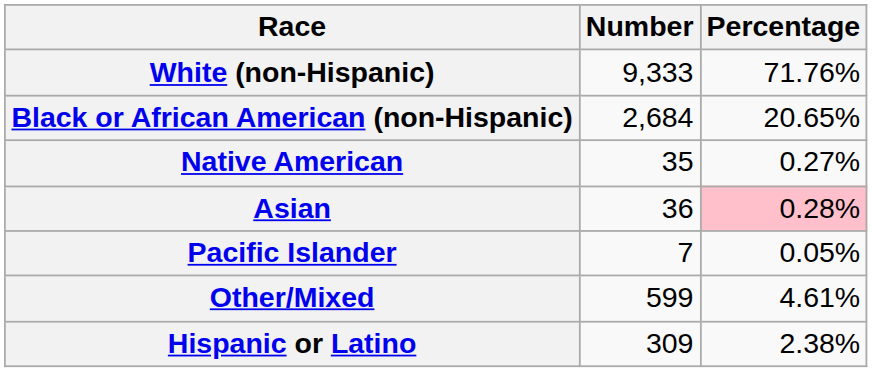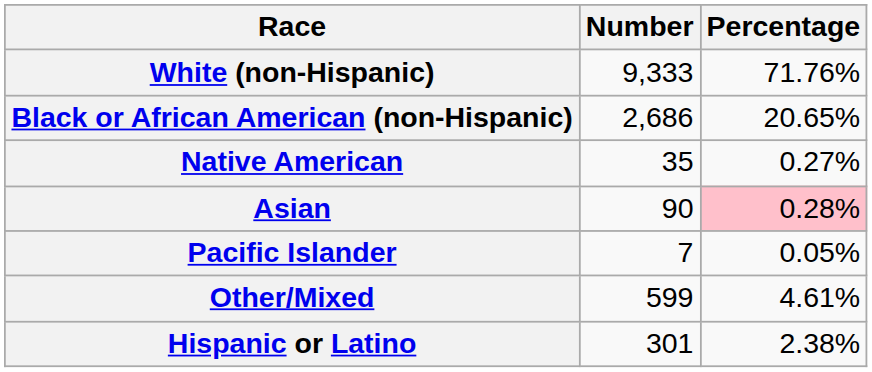(658, 117) 2,684 -> (658, 117) 2,686
(678, 207) 36 -> (678, 207) 90
(670, 343) 309 -> (670, 343) 301
